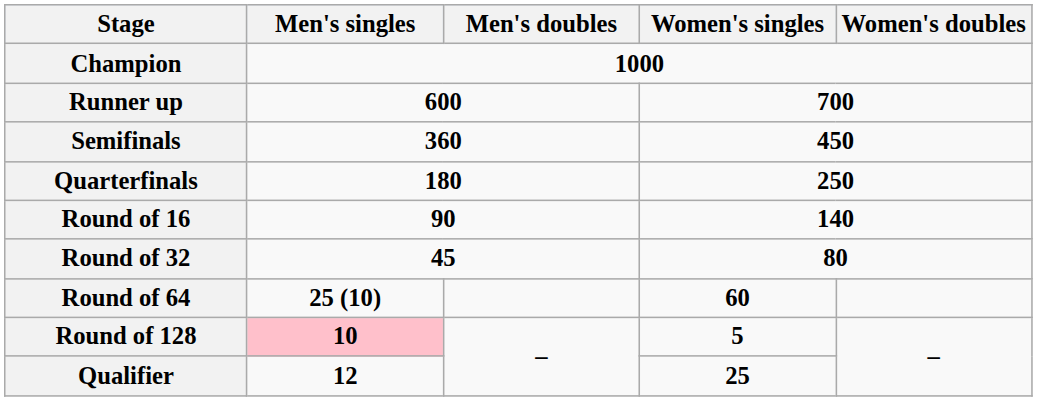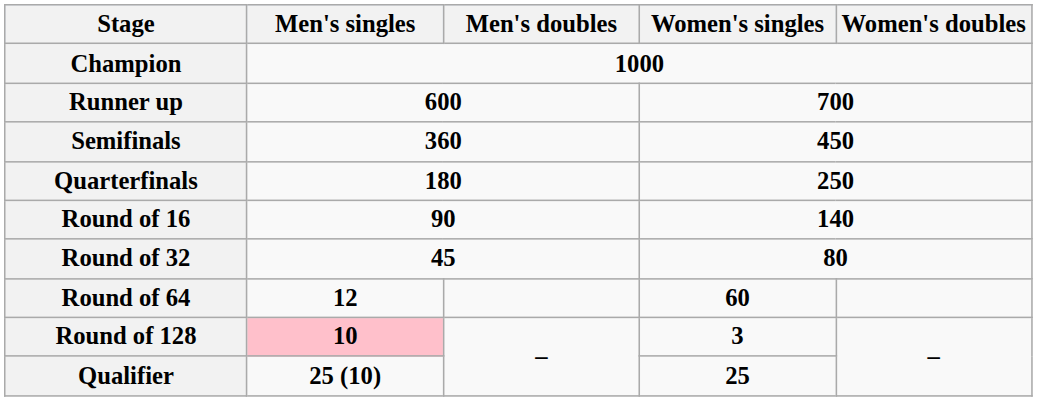(345, 297) 25 (10) -> (345, 297) 12
(738, 336) 5 -> (738, 336) 3
(345, 375) 12 -> (345, 375) 25 (10)
